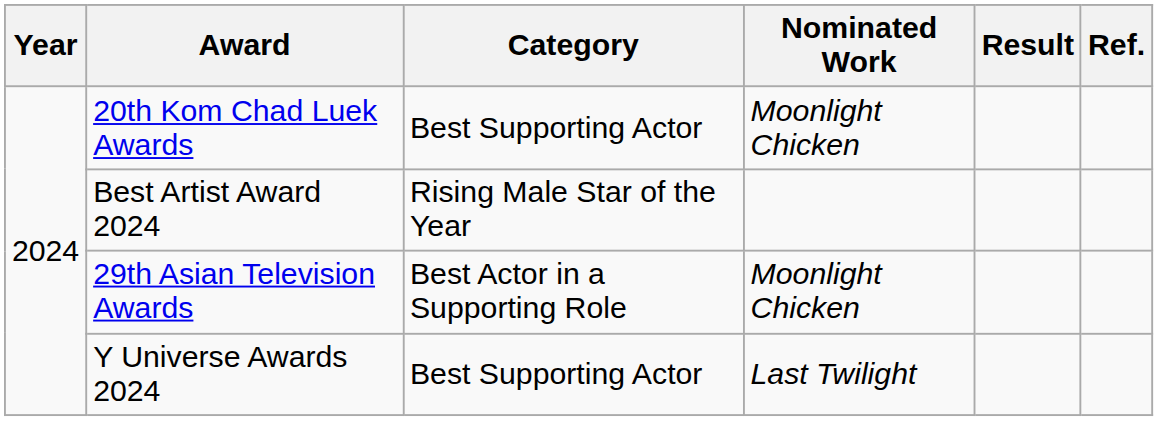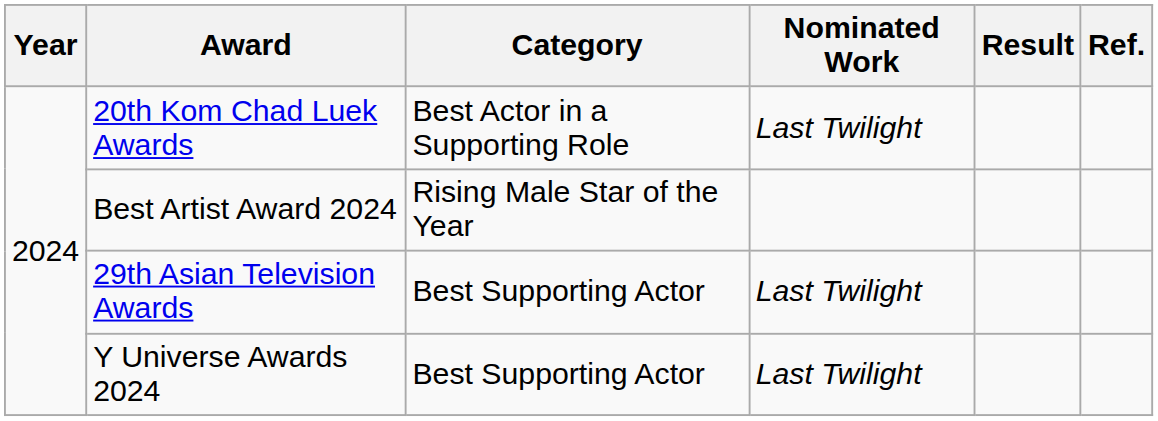(556, 127) Best Supporting Actor -> (521, 127) Best Actor in a Supporting Role
(816, 127) Moonlight Chicken -> (839, 127) Last Twilight
(518, 291) Best Actor in a Supporting Role -> (559, 291) Best Supporting Actor
(816, 291) Moonlight Chicken -> (839, 291) Last Twilight
